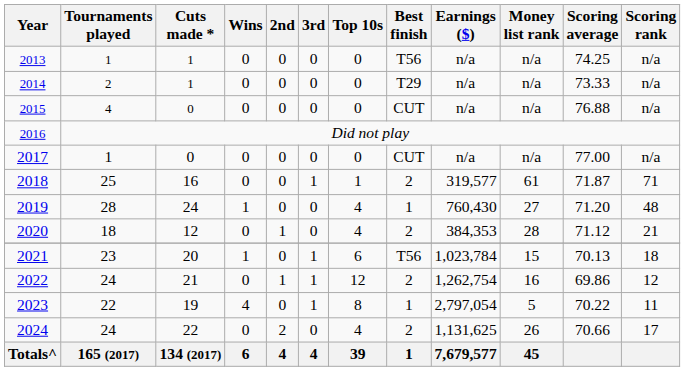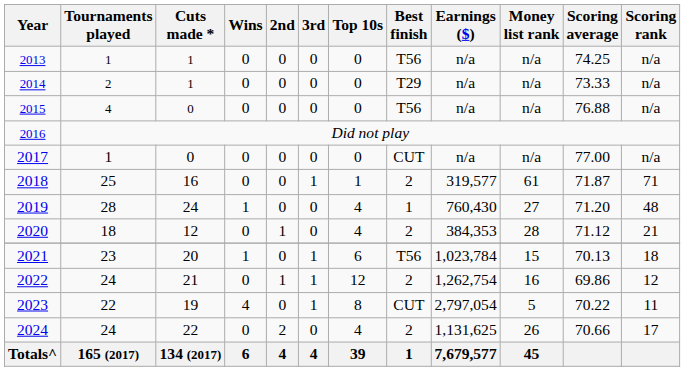(409, 108) CUT -> (409, 108) T56
(409, 305) 1 -> (409, 305) CUT
